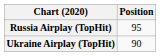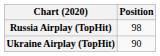(136, 28) 95 -> (136, 28) 98
